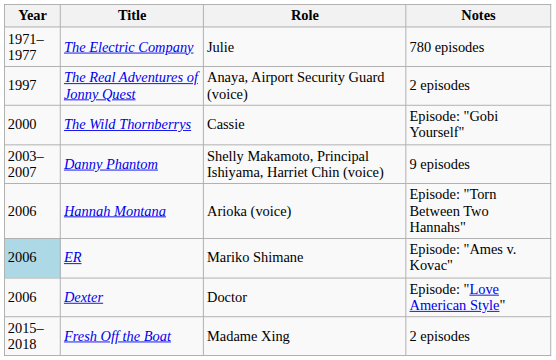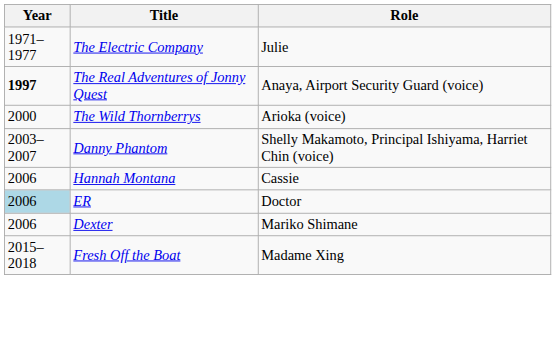- column: (478, 15)
(22, 85) normal -> (22, 85) bold
(226, 124) Cassie -> (303, 116) Arioka (voice)
(249, 211) Arioka (voice) -> (280, 178) Cassie
(255, 258) Mariko Shimane -> (281, 201) Doctor
(227, 297) Doctor -> (309, 224) Mariko Shimane
